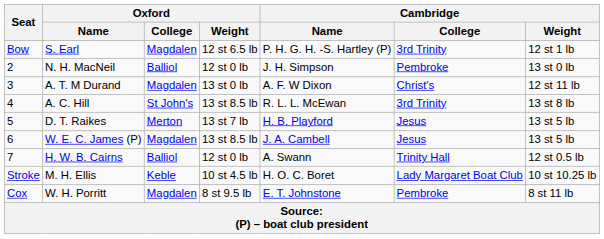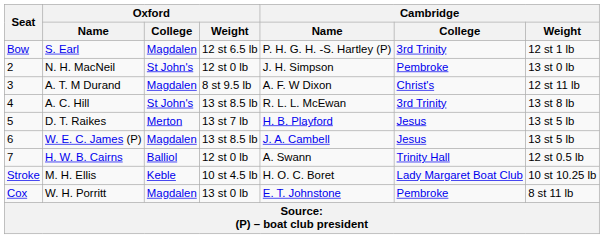(162, 67) Balliol -> (170, 67) St John's
(225, 85) 13 st 0 lb -> (227, 85) 8 st 9.5 lb
(227, 193) 8 st 9.5 lb -> (225, 193) 13 st 0 lb
